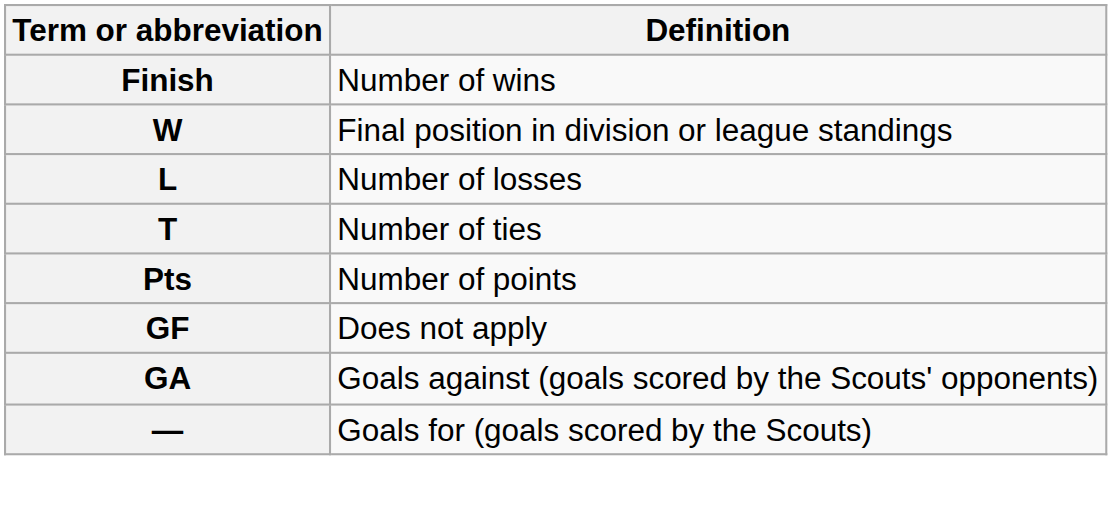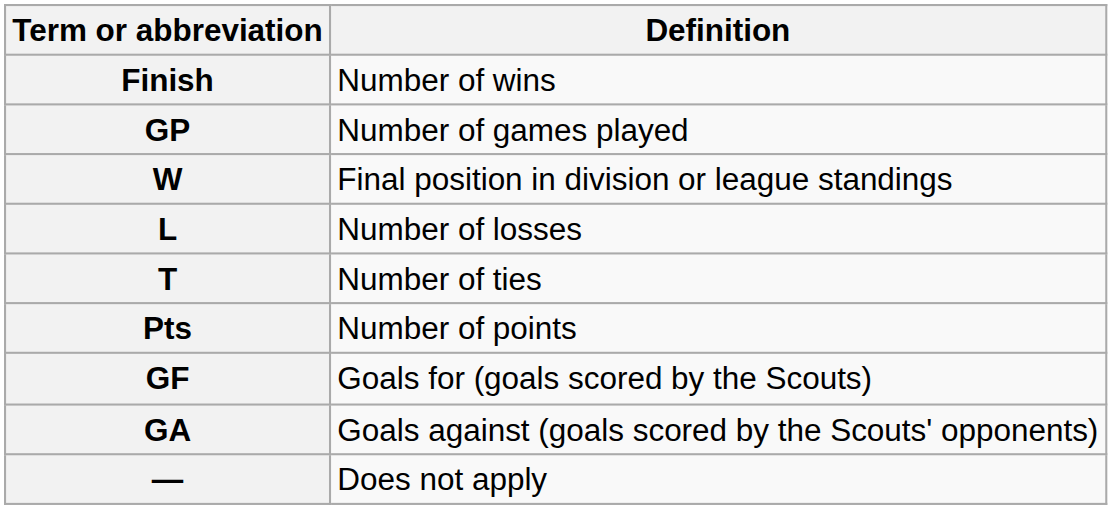+ row: (168, 130)
(442, 329) Does not apply -> (605, 379) Goals for (goals scored by the Scouts)
(605, 429) Goals for (goals scored by the Scouts) -> (442, 478) Does not apply
